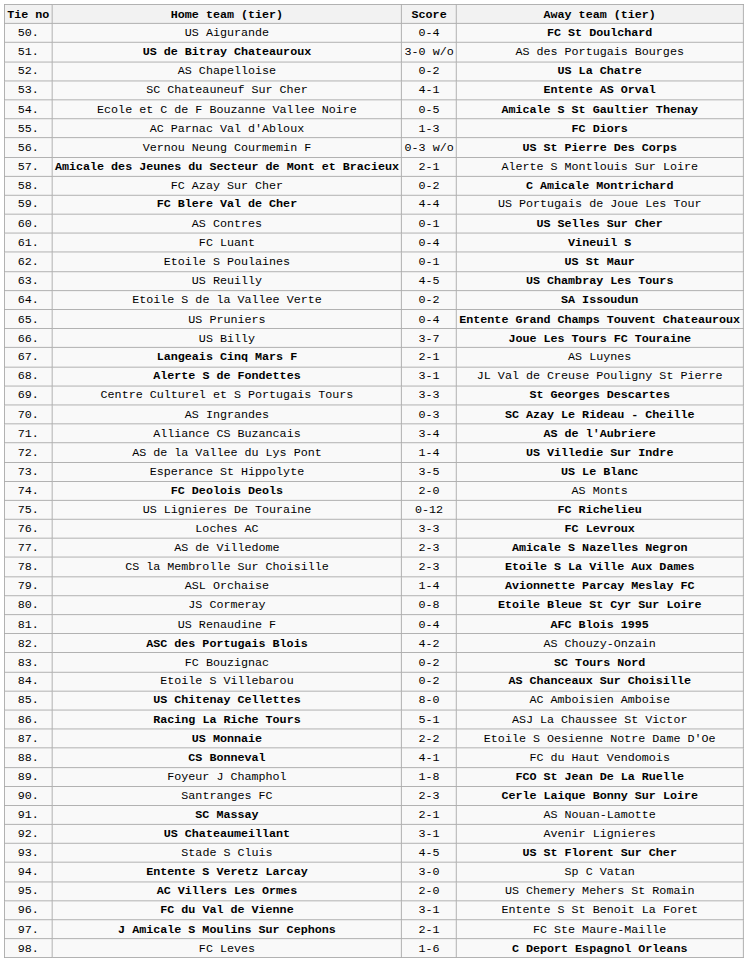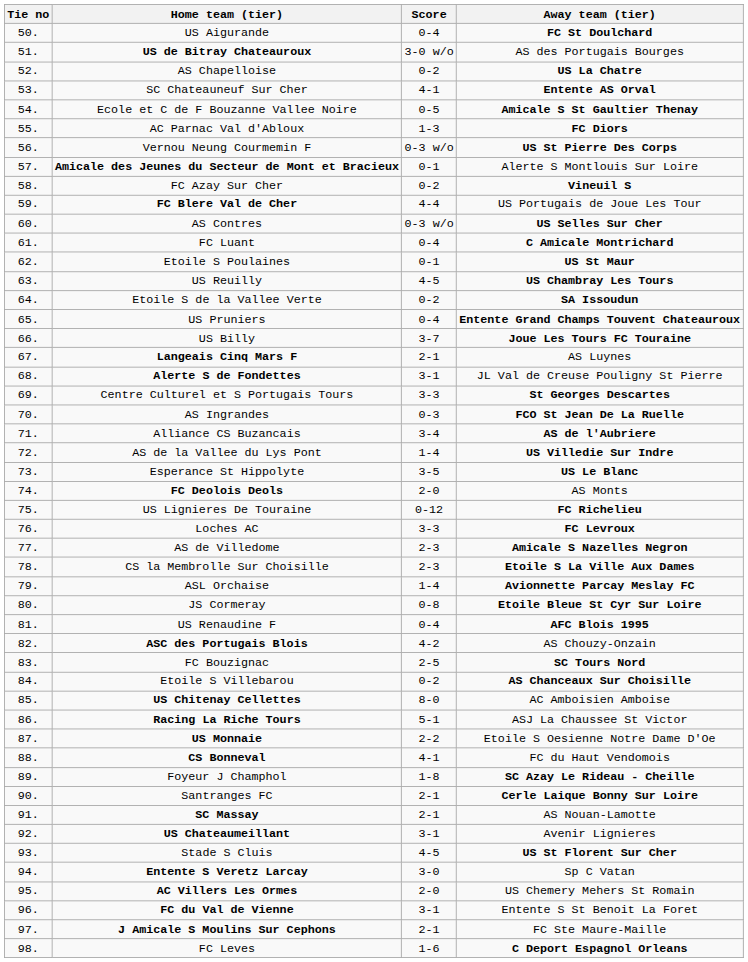(429, 167) 2-1 -> (429, 167) 0-1
(600, 186) C Amicale Montrichard -> (600, 186) Vineuil S
(429, 224) 0-1 -> (429, 224) 0-3 w/o
(600, 243) Vineuil S -> (600, 243) C Amicale Montrichard
(600, 414) SC Azay Le Rideau - Cheille -> (600, 414) FCO St Jean De La Ruelle
(429, 662) 0-2 -> (429, 662) 2-5
(600, 777) FCO St Jean De La Ruelle -> (600, 777) SC Azay Le Rideau - Cheille
(429, 796) 2-3 -> (429, 796) 2-1
